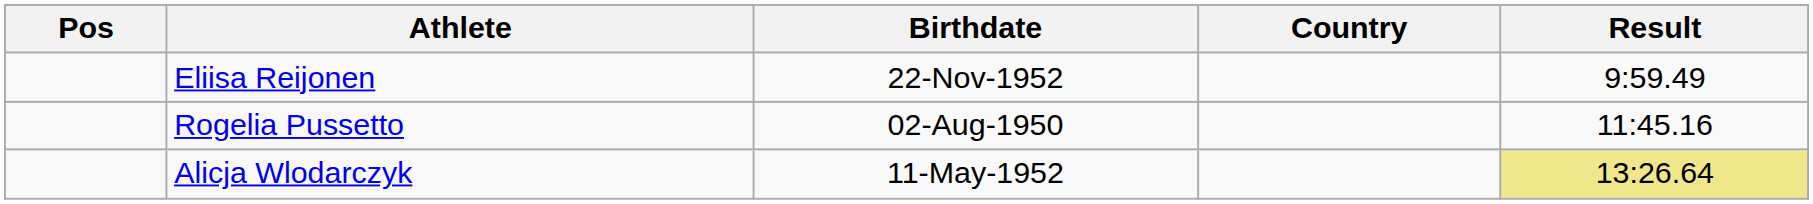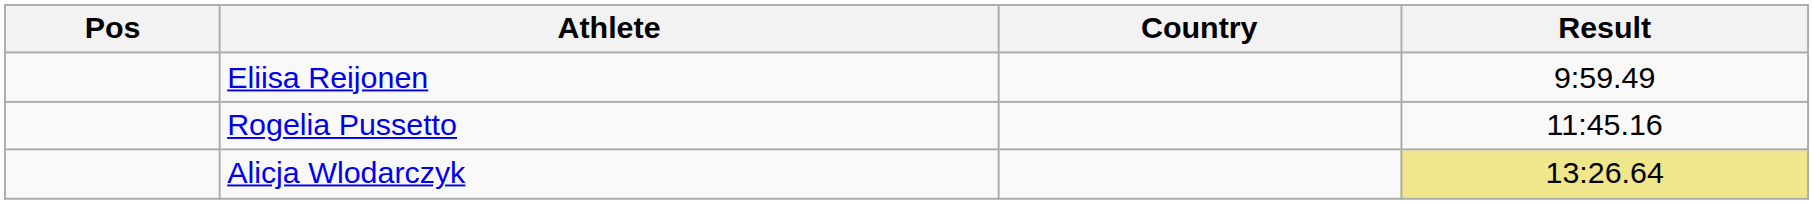- column: (976, 28)
